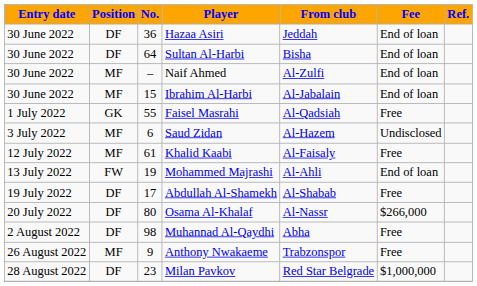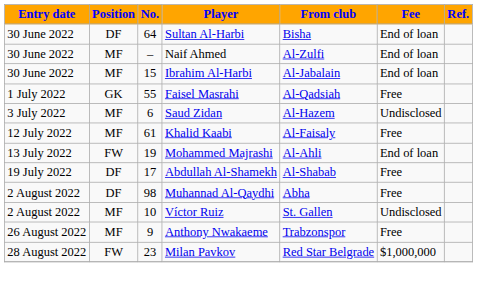- row: (194, 34)
- row: (209, 212)
+ row: (194, 212)
(114, 271) DF -> (114, 251) FW
